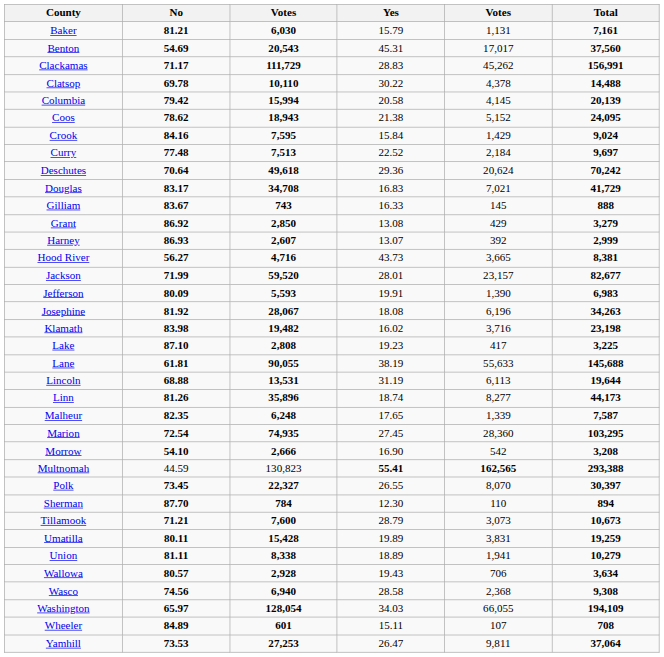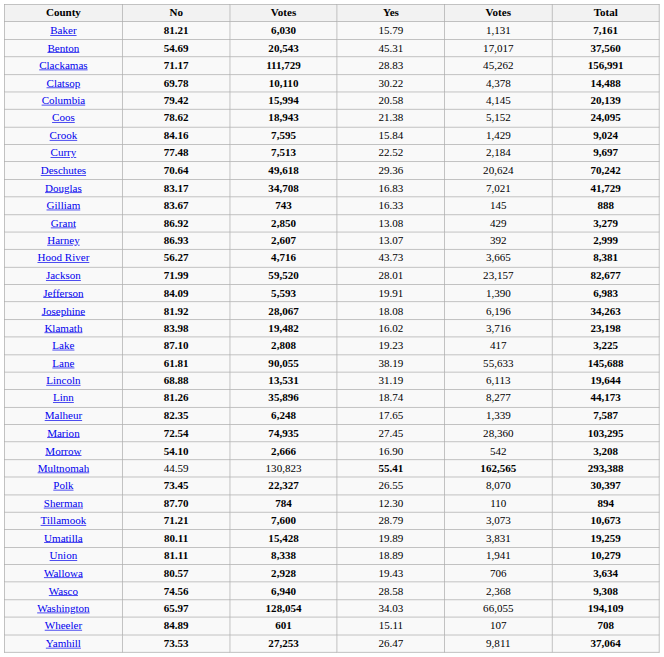(176, 293) 80.09 -> (176, 293) 84.09
